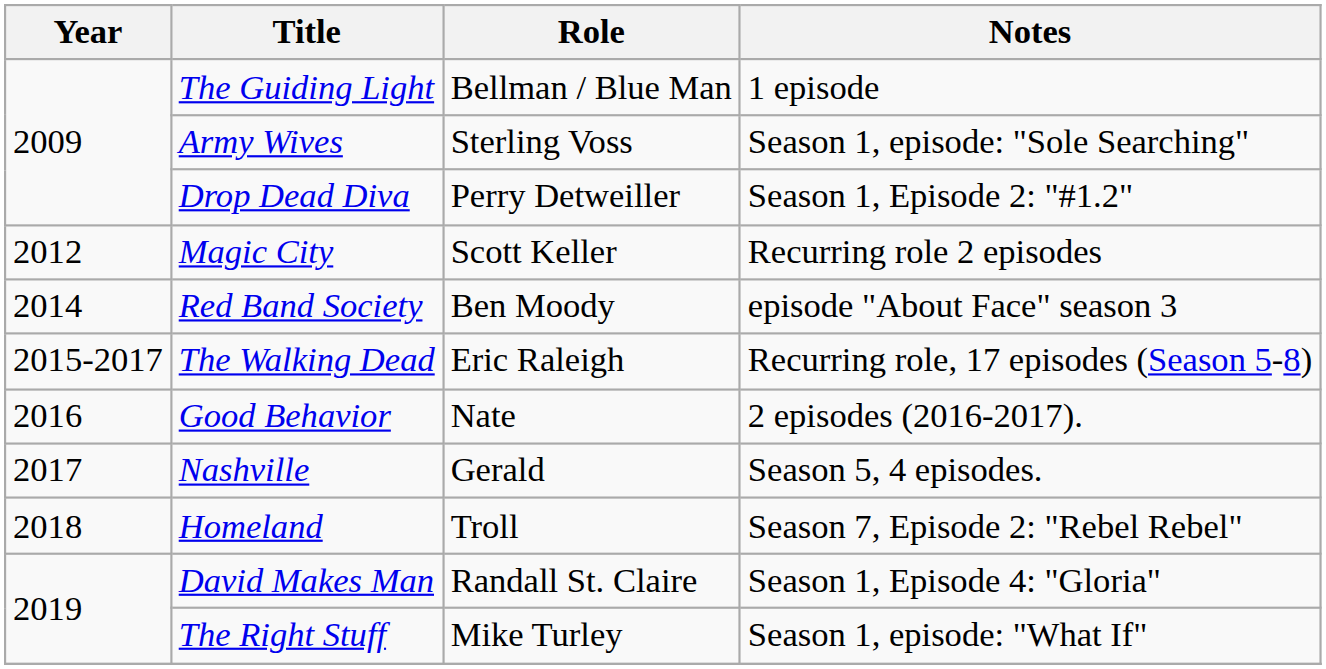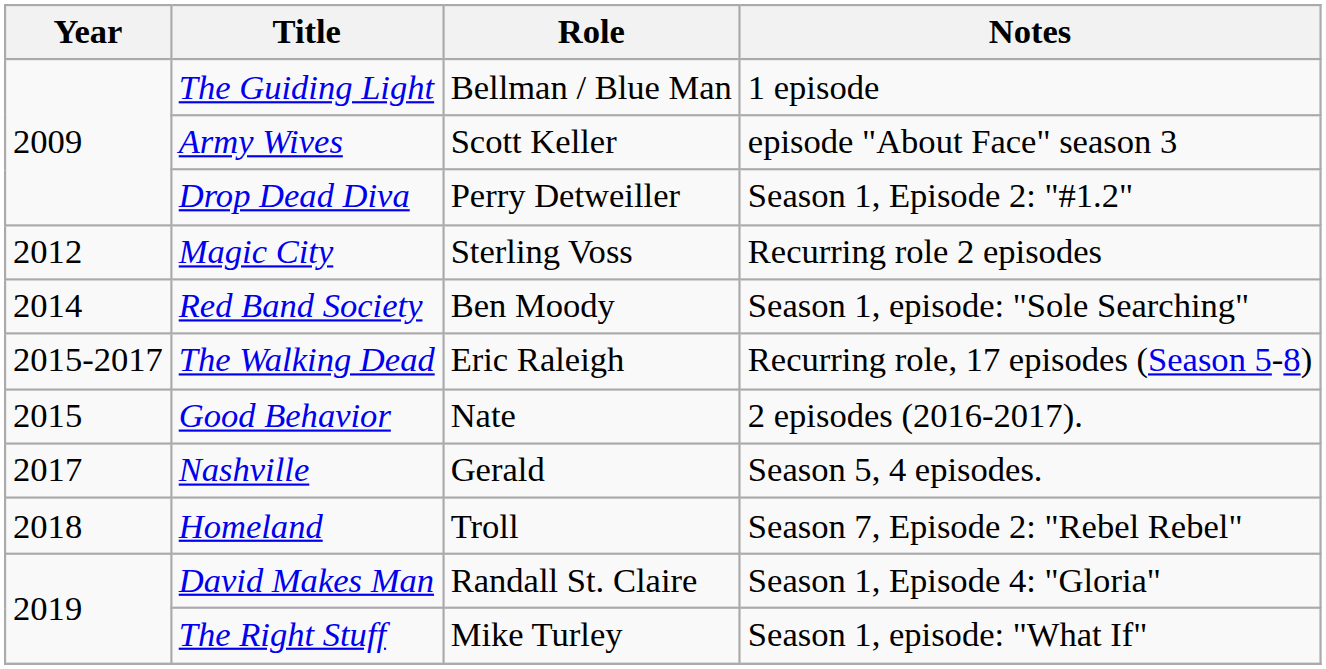(542, 141) Sterling Voss -> (534, 141) Scott Keller
(999, 141) Season 1, episode: "Sole Searching" -> (963, 141) episode "About Face" season 3
(534, 251) Scott Keller -> (542, 251) Sterling Voss
(963, 305) episode "About Face" season 3 -> (999, 305) Season 1, episode: "Sole Searching"
(48, 415) 2016 -> (48, 415) 2015
